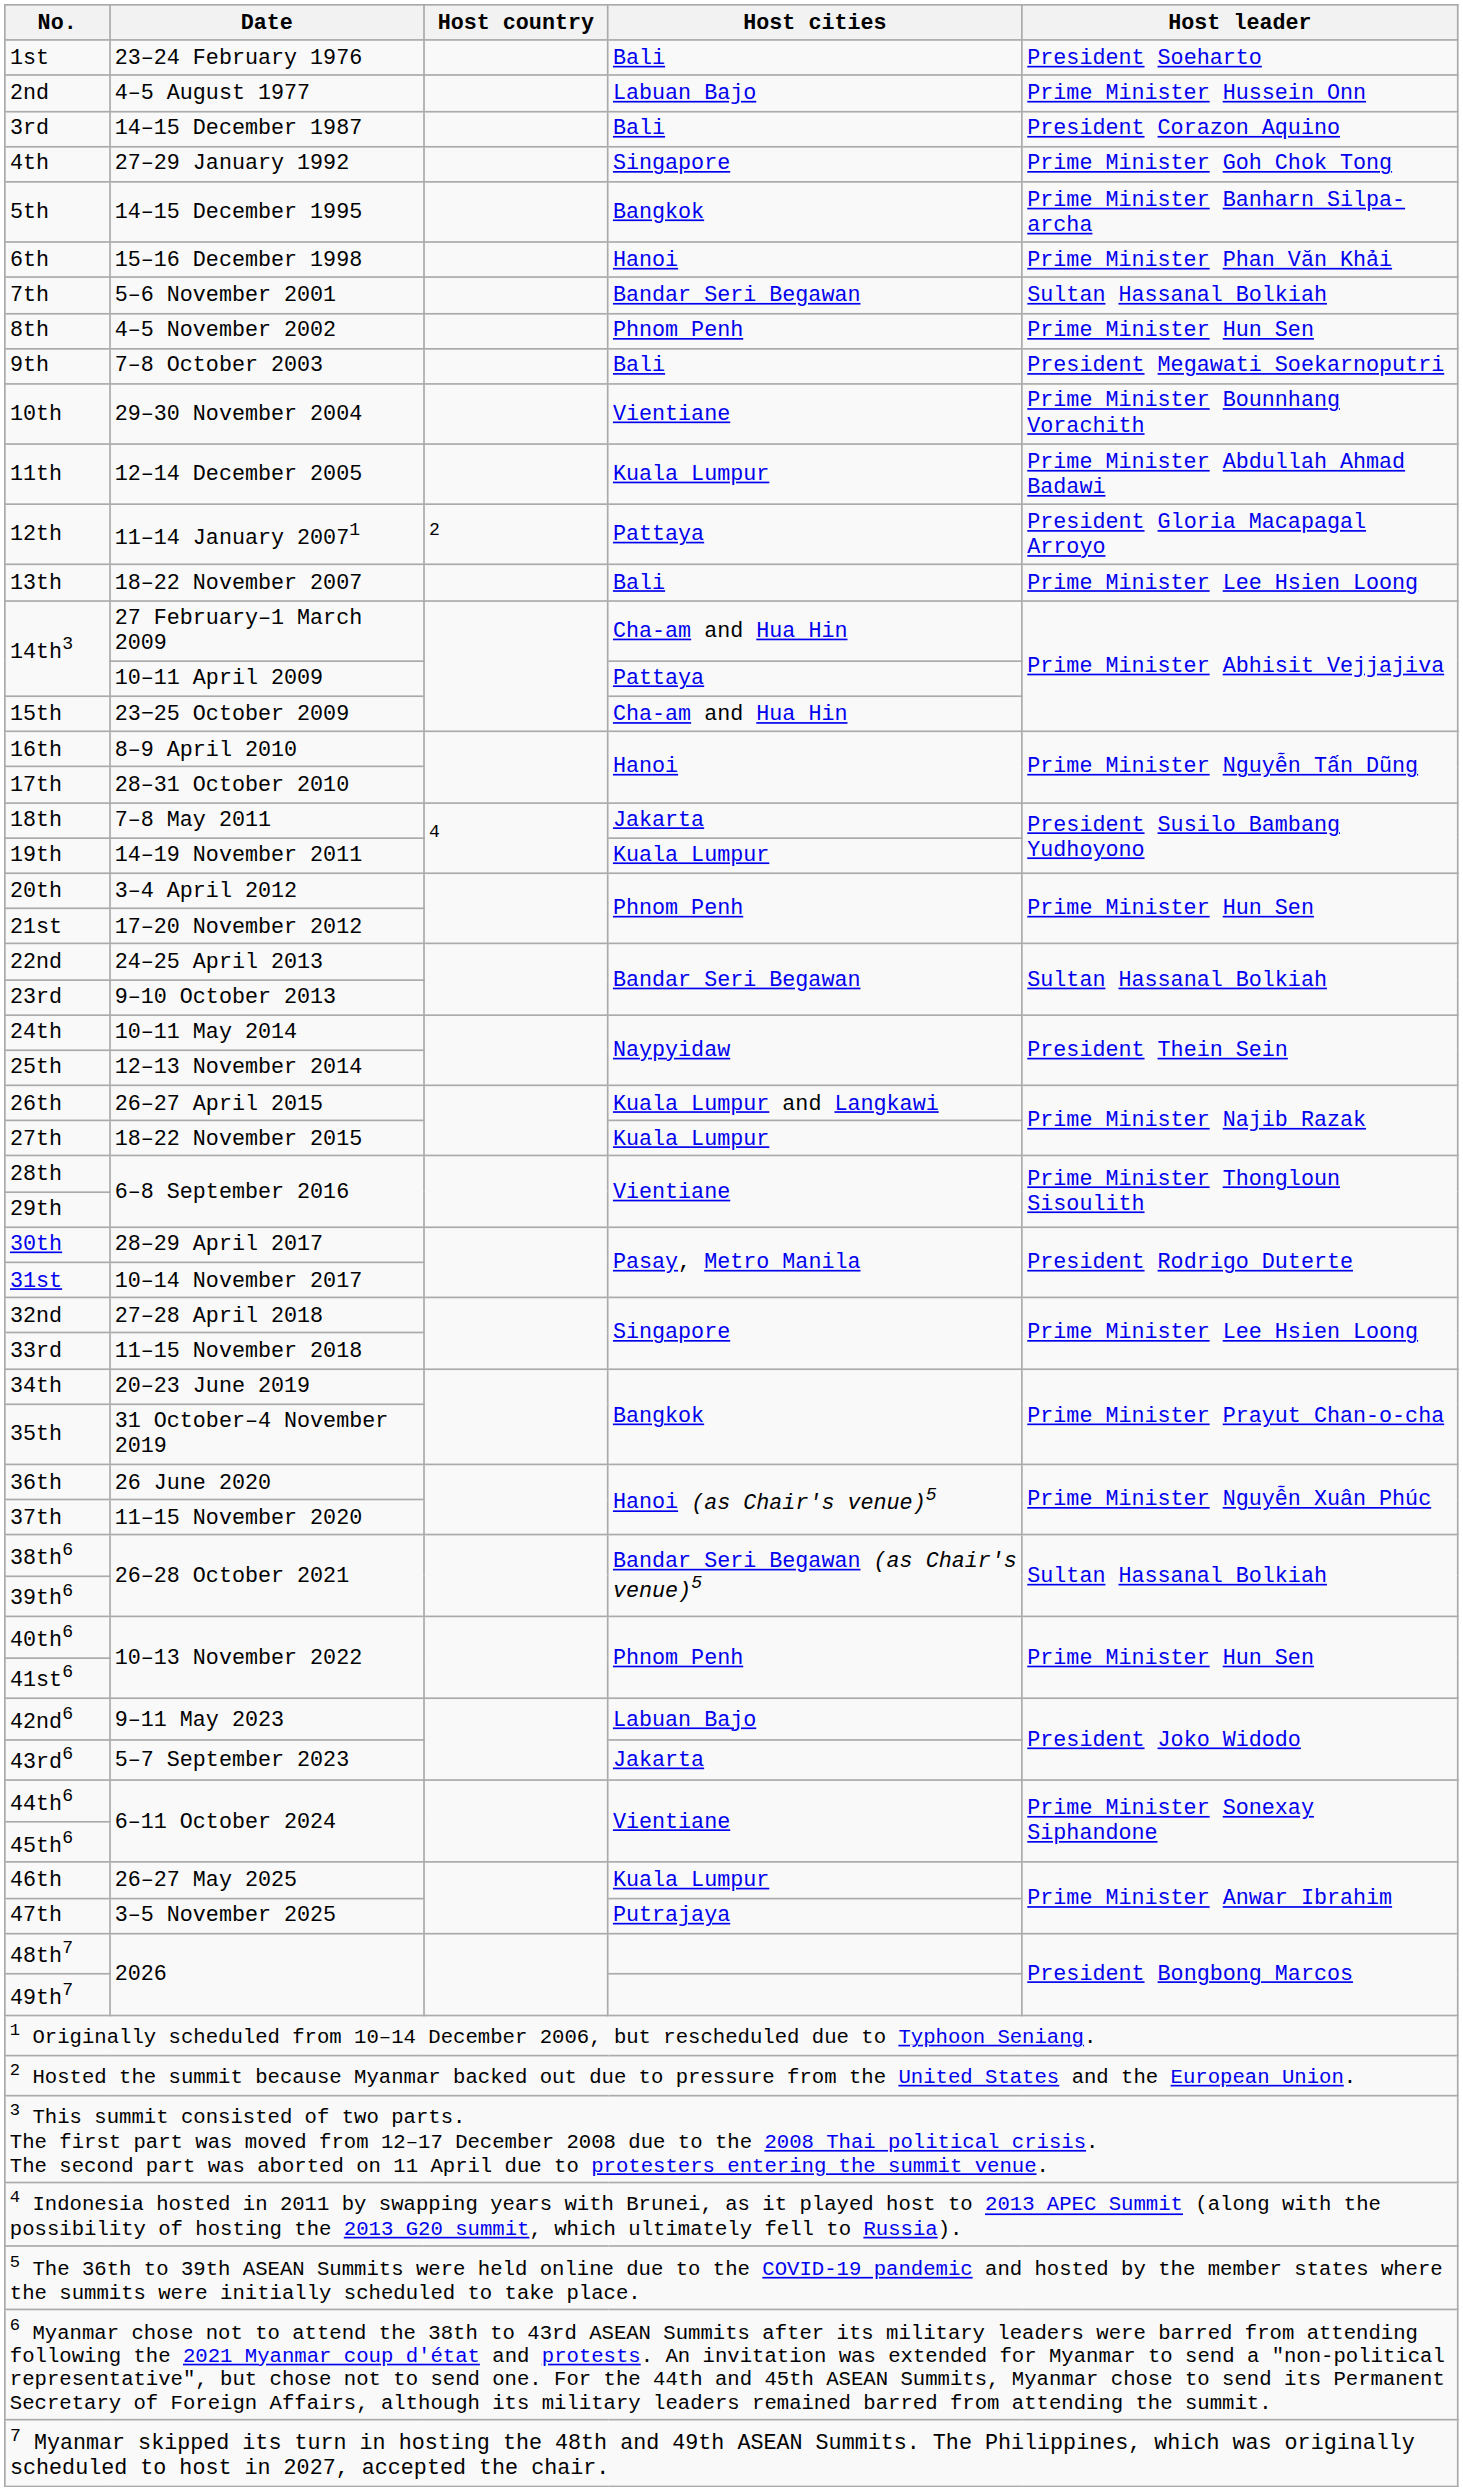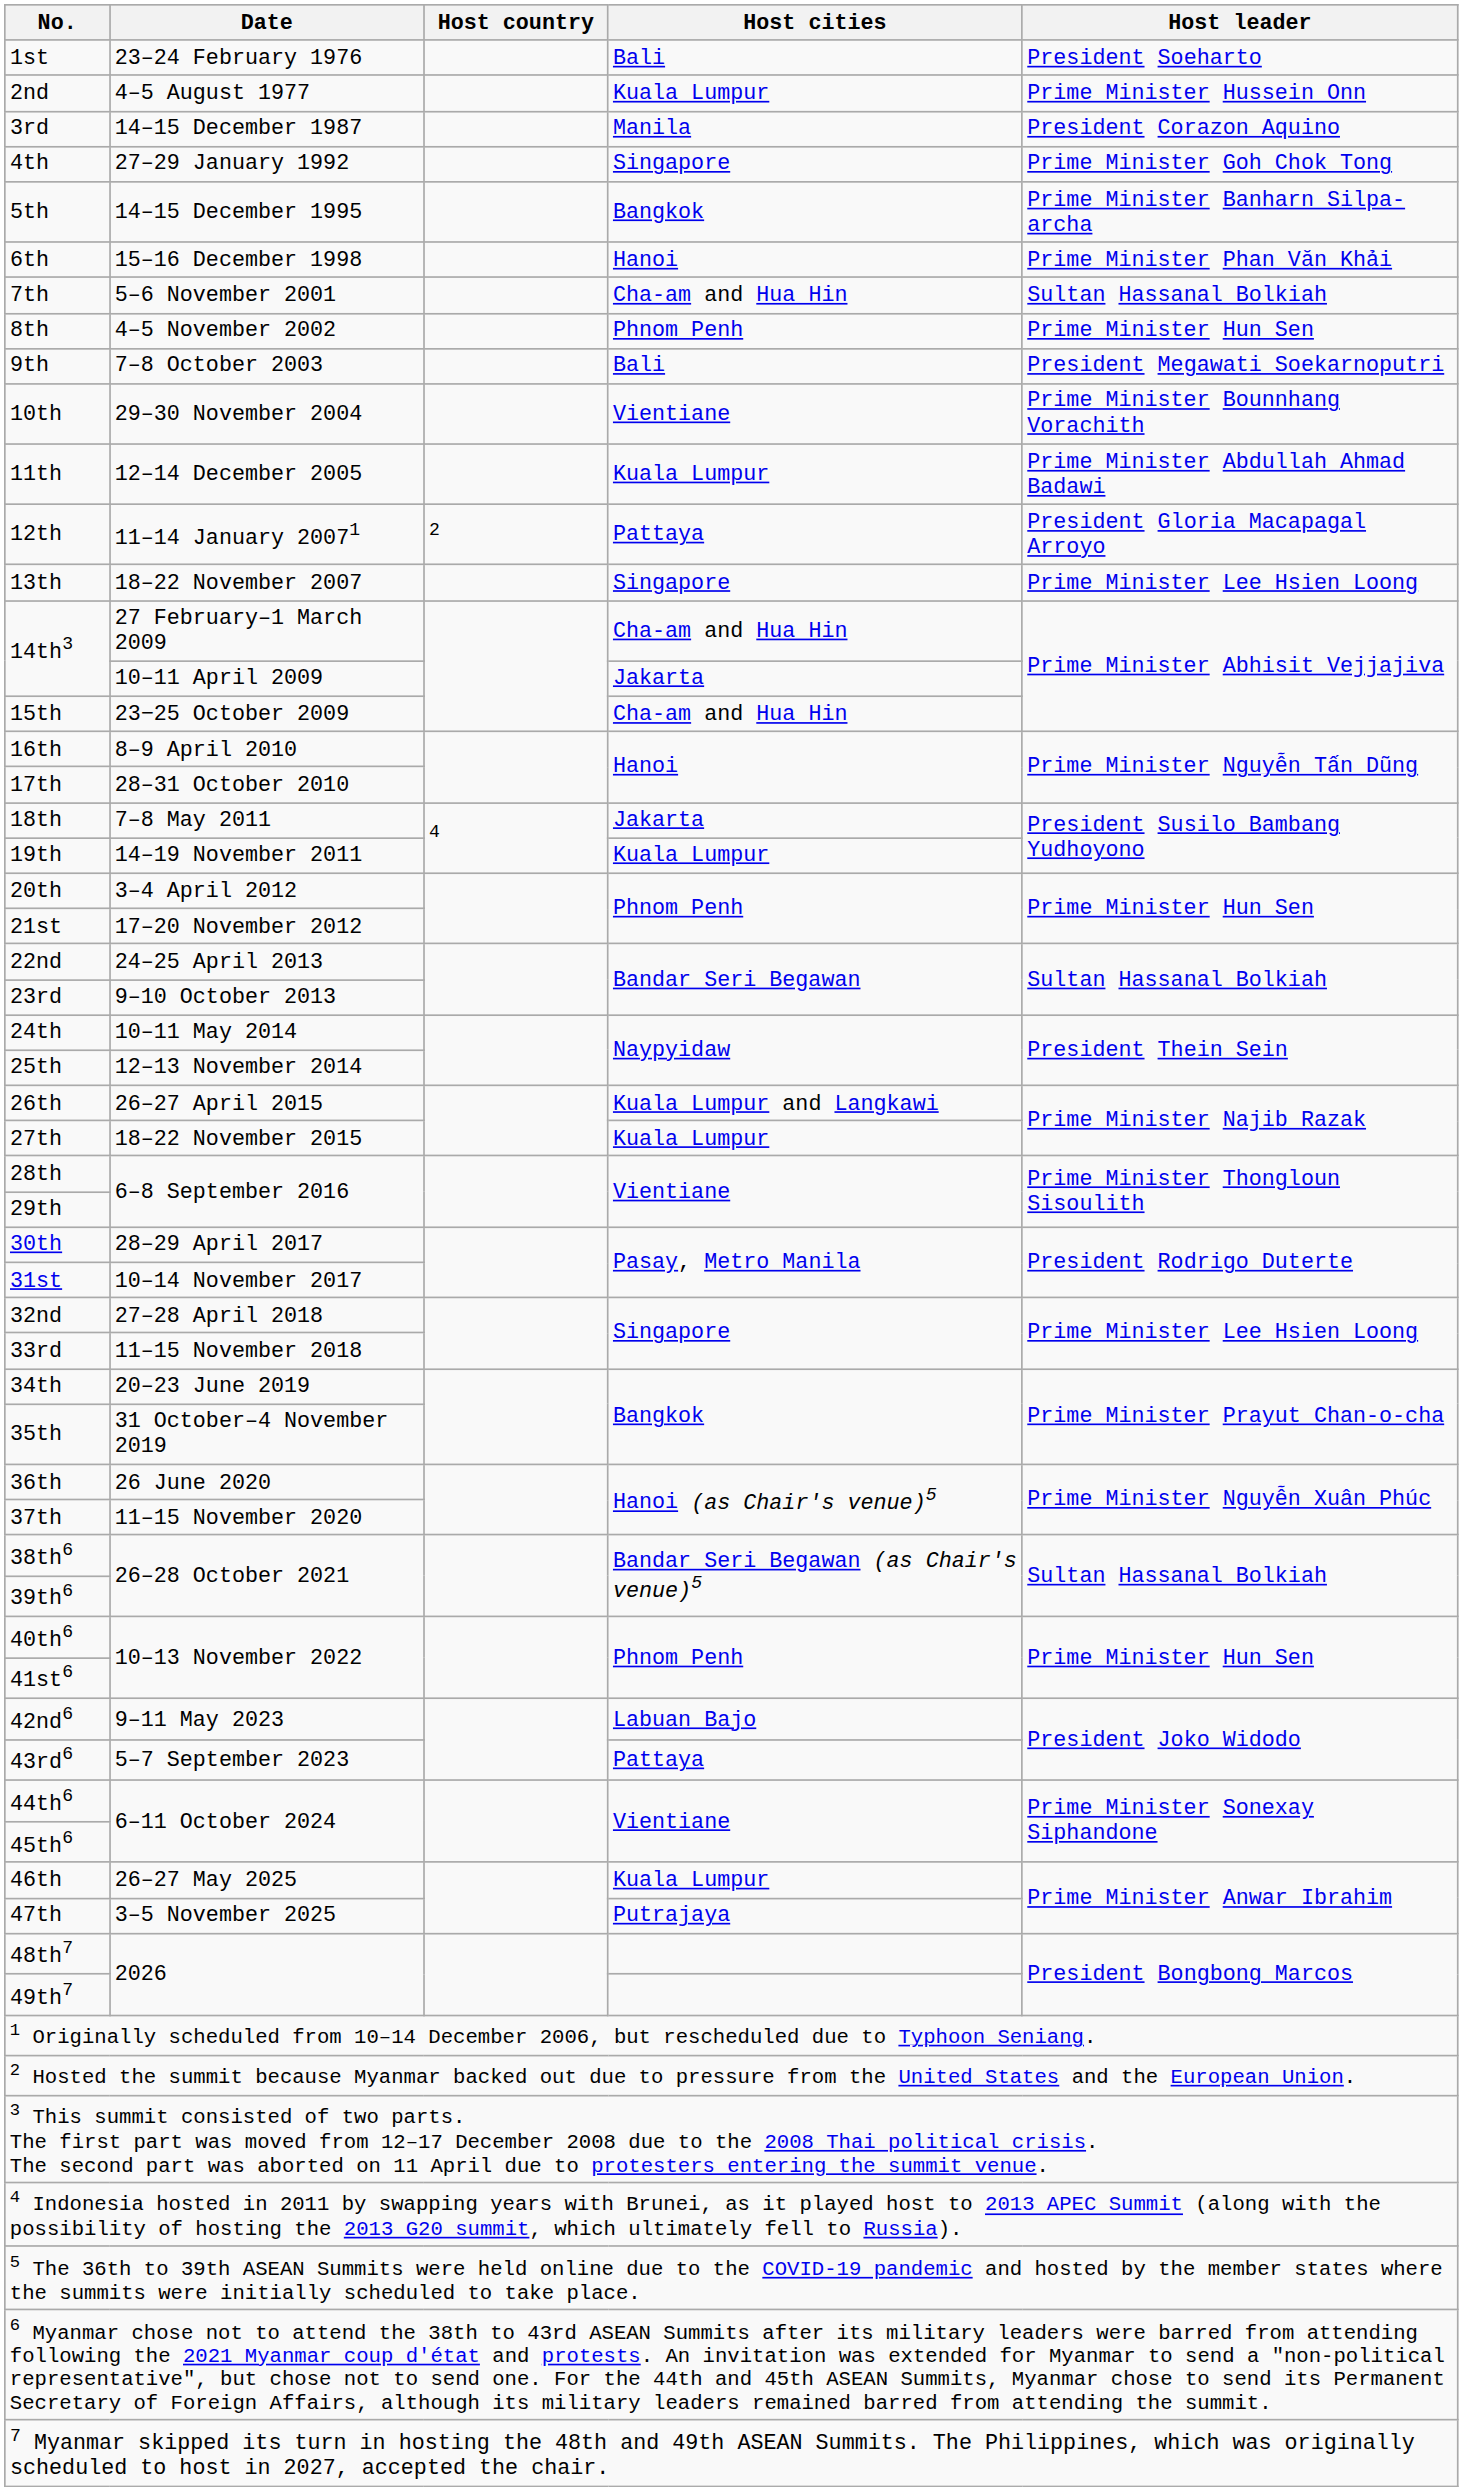(685, 93) Labuan Bajo -> (691, 93) Kuala Lumpur
(639, 129) Bali -> (652, 129) Manila
(737, 295) Bandar Seri Begawan -> (730, 295) Cha-am and Hua Hin
(639, 583) Bali -> (672, 583) Singapore
(659, 679) Pattaya -> (659, 679) Jakarta
(659, 1760) Jakarta -> (659, 1760) Pattaya
